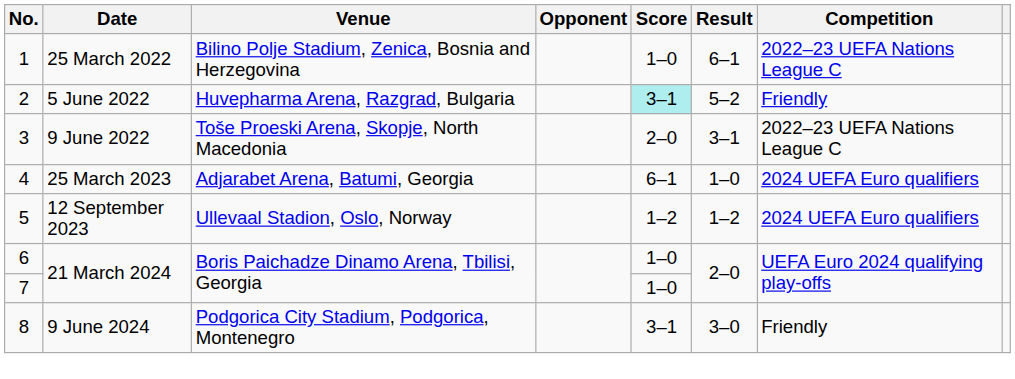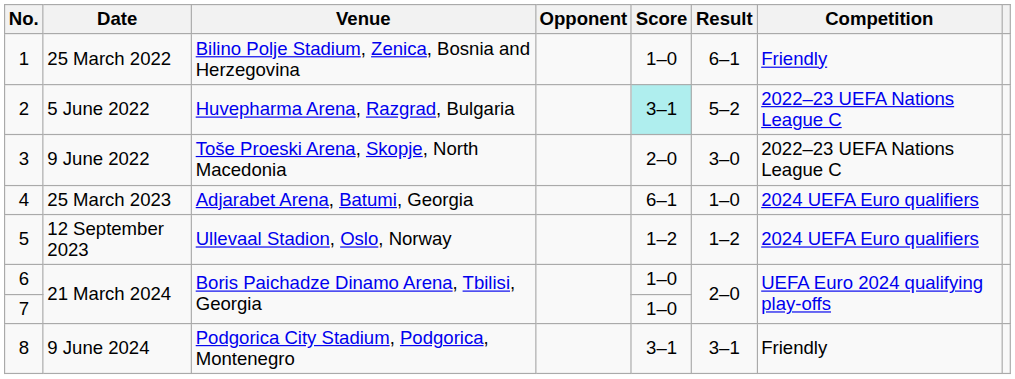(858, 59) 2022–23 UEFA Nations League C -> (794, 59) Friendly
(794, 98) Friendly -> (858, 109) 2022–23 UEFA Nations League C
(724, 138) 3–1 -> (724, 159) 3–0
(724, 327) 3–0 -> (724, 348) 3–1
